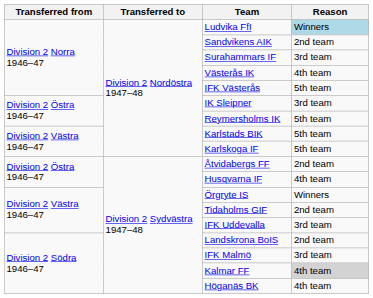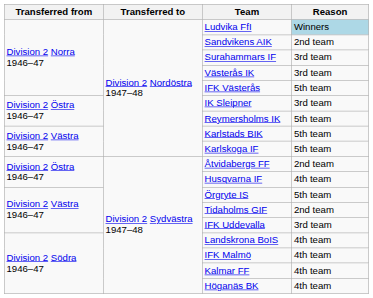(313, 73) 4th team -> (313, 73) 3rd team
(311, 194) Winners -> (313, 194) 5th team
(314, 240) 2nd team -> (313, 240) 4th team
(313, 255) 3rd team -> (313, 255) 4th team
(313, 270) lightgrey background -> (313, 270) no background
